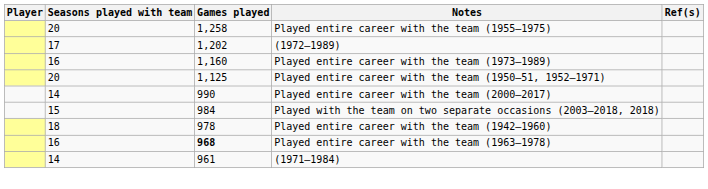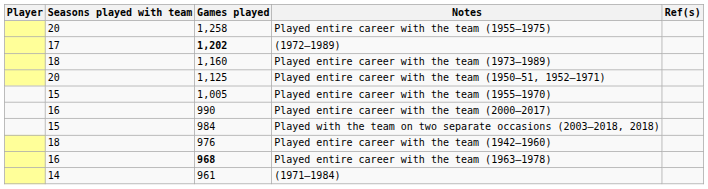(212, 45) normal -> (212, 45) bold
(54, 61) 16 -> (54, 61) 18
+ row: (413, 94)
(54, 94) 14 -> (54, 110) 16
(206, 127) 978 -> (206, 143) 976
